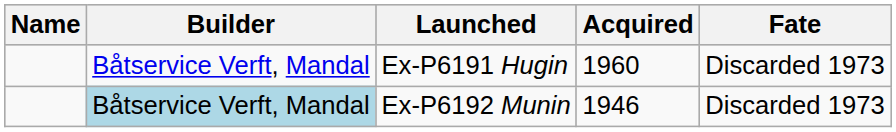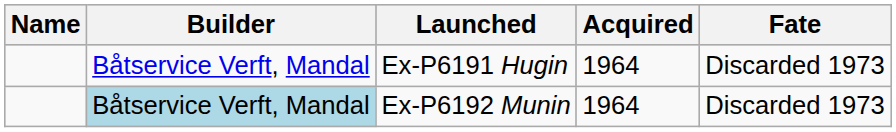(611, 65) 1960 -> (611, 65) 1964
(611, 106) 1946 -> (611, 106) 1964
